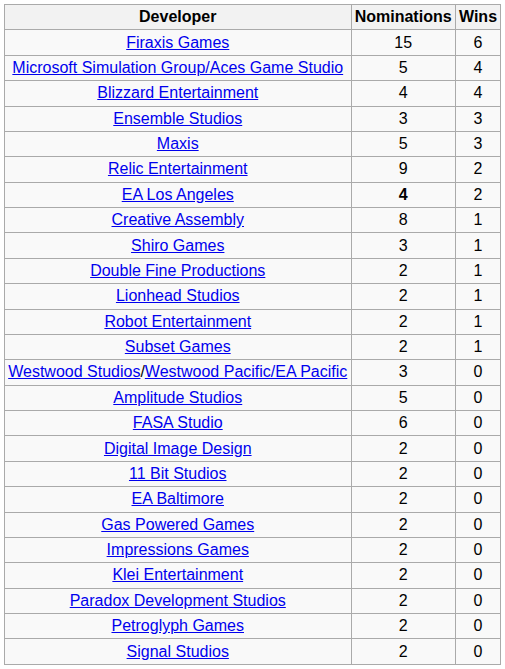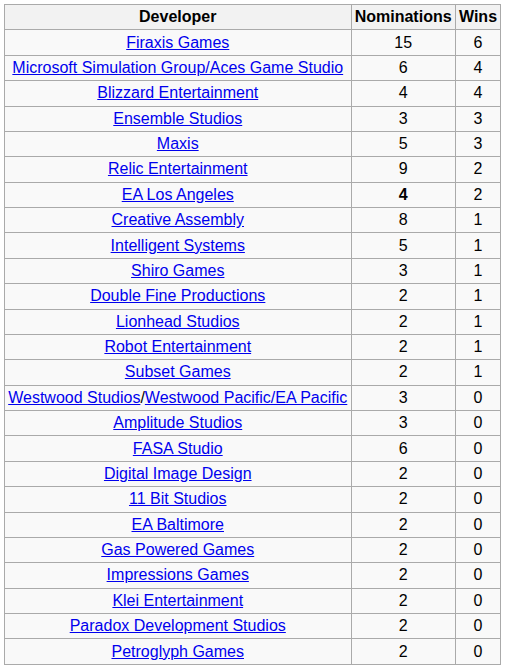(403, 67) 5 -> (403, 67) 6
+ row: (178, 245)
(403, 397) 5 -> (403, 423) 3
- row: (178, 651)
